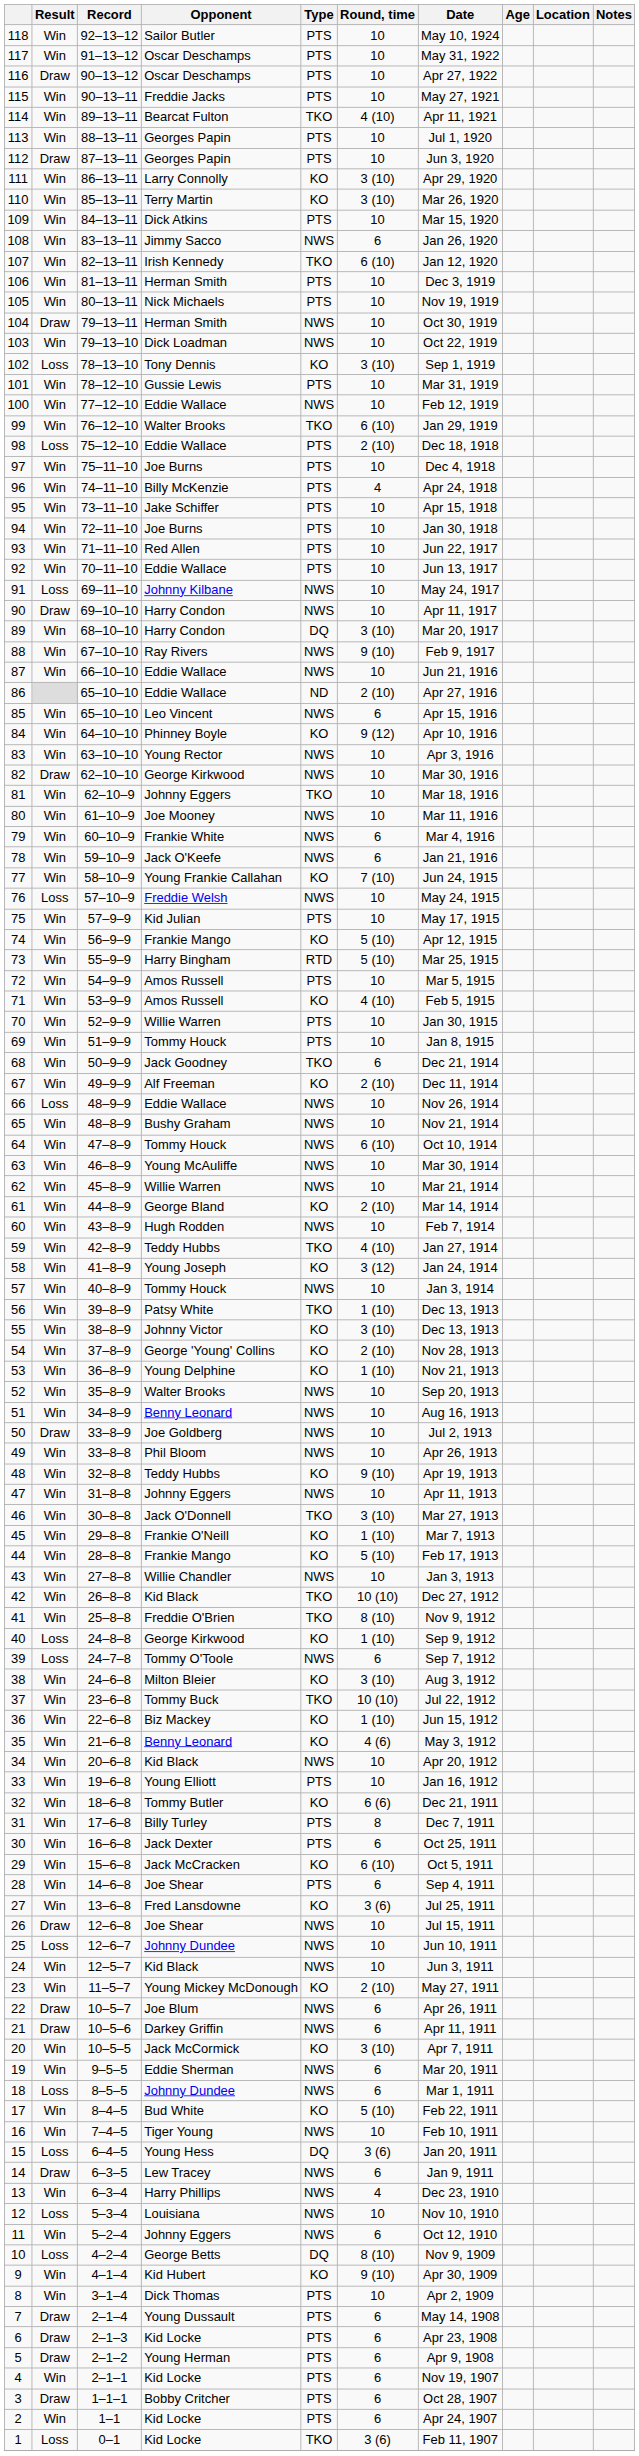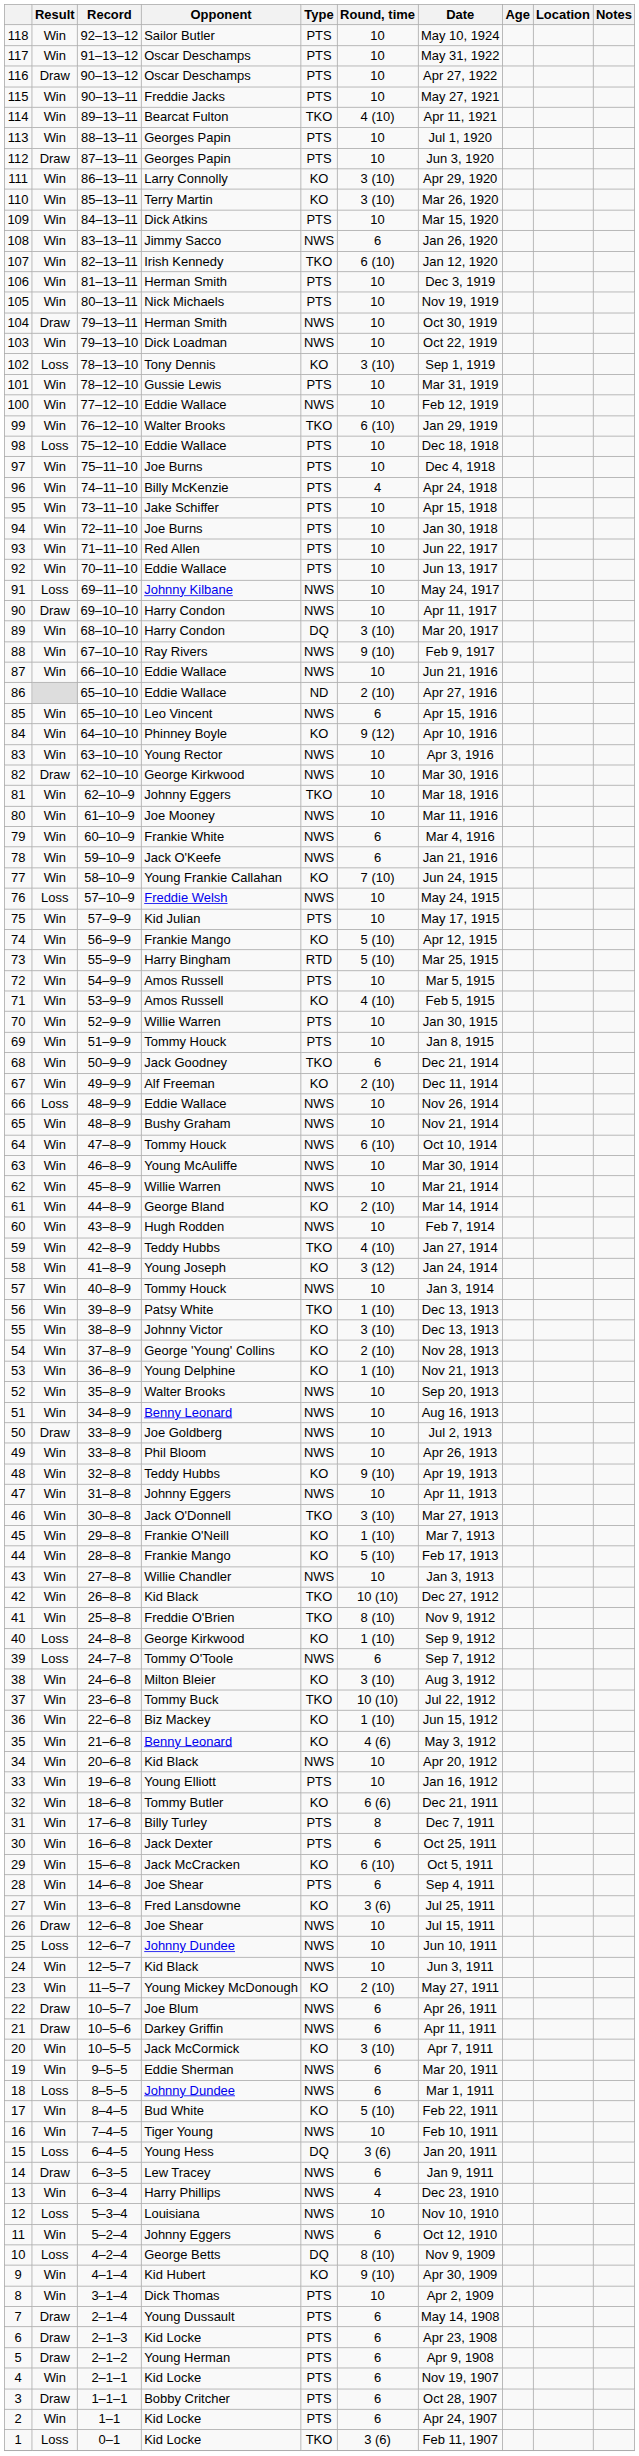(378, 446) 2 (10) -> (378, 446) 10
